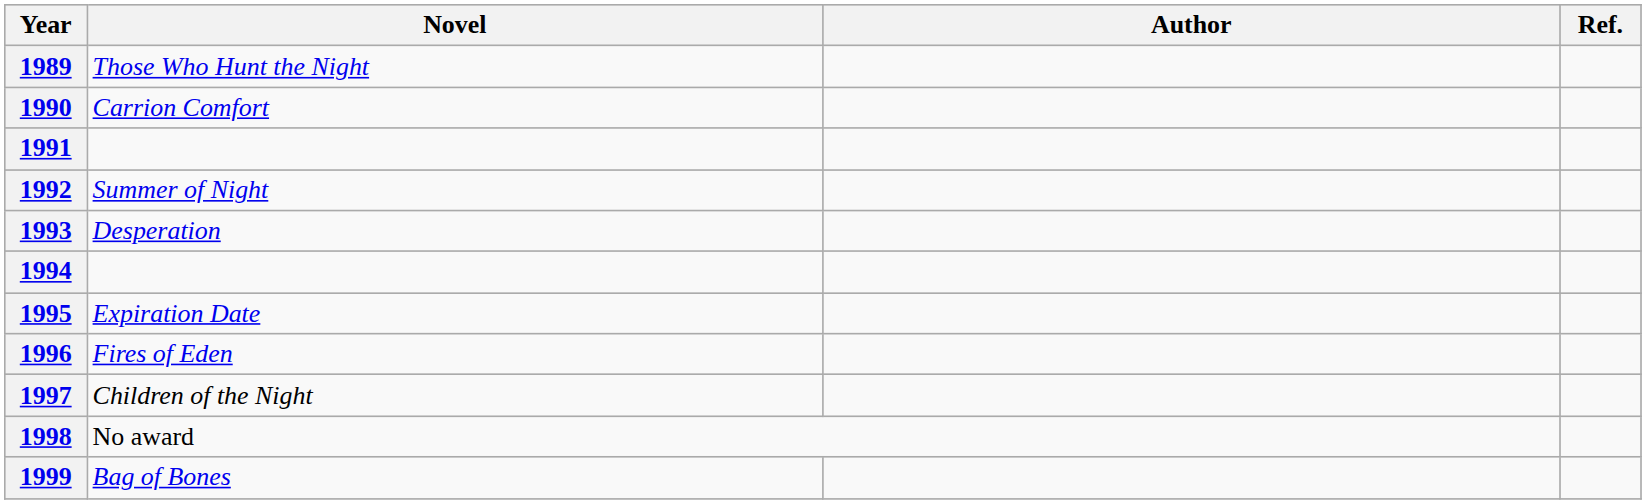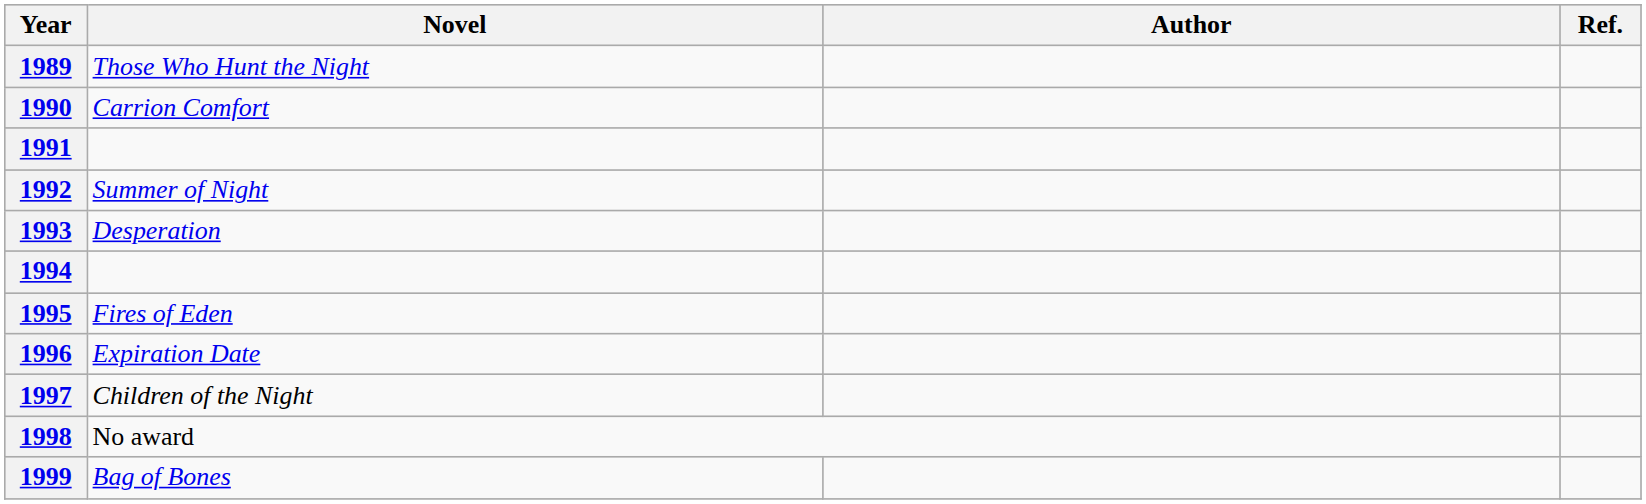(176, 312) Expiration Date -> (163, 312) Fires of Eden
(163, 353) Fires of Eden -> (176, 353) Expiration Date
